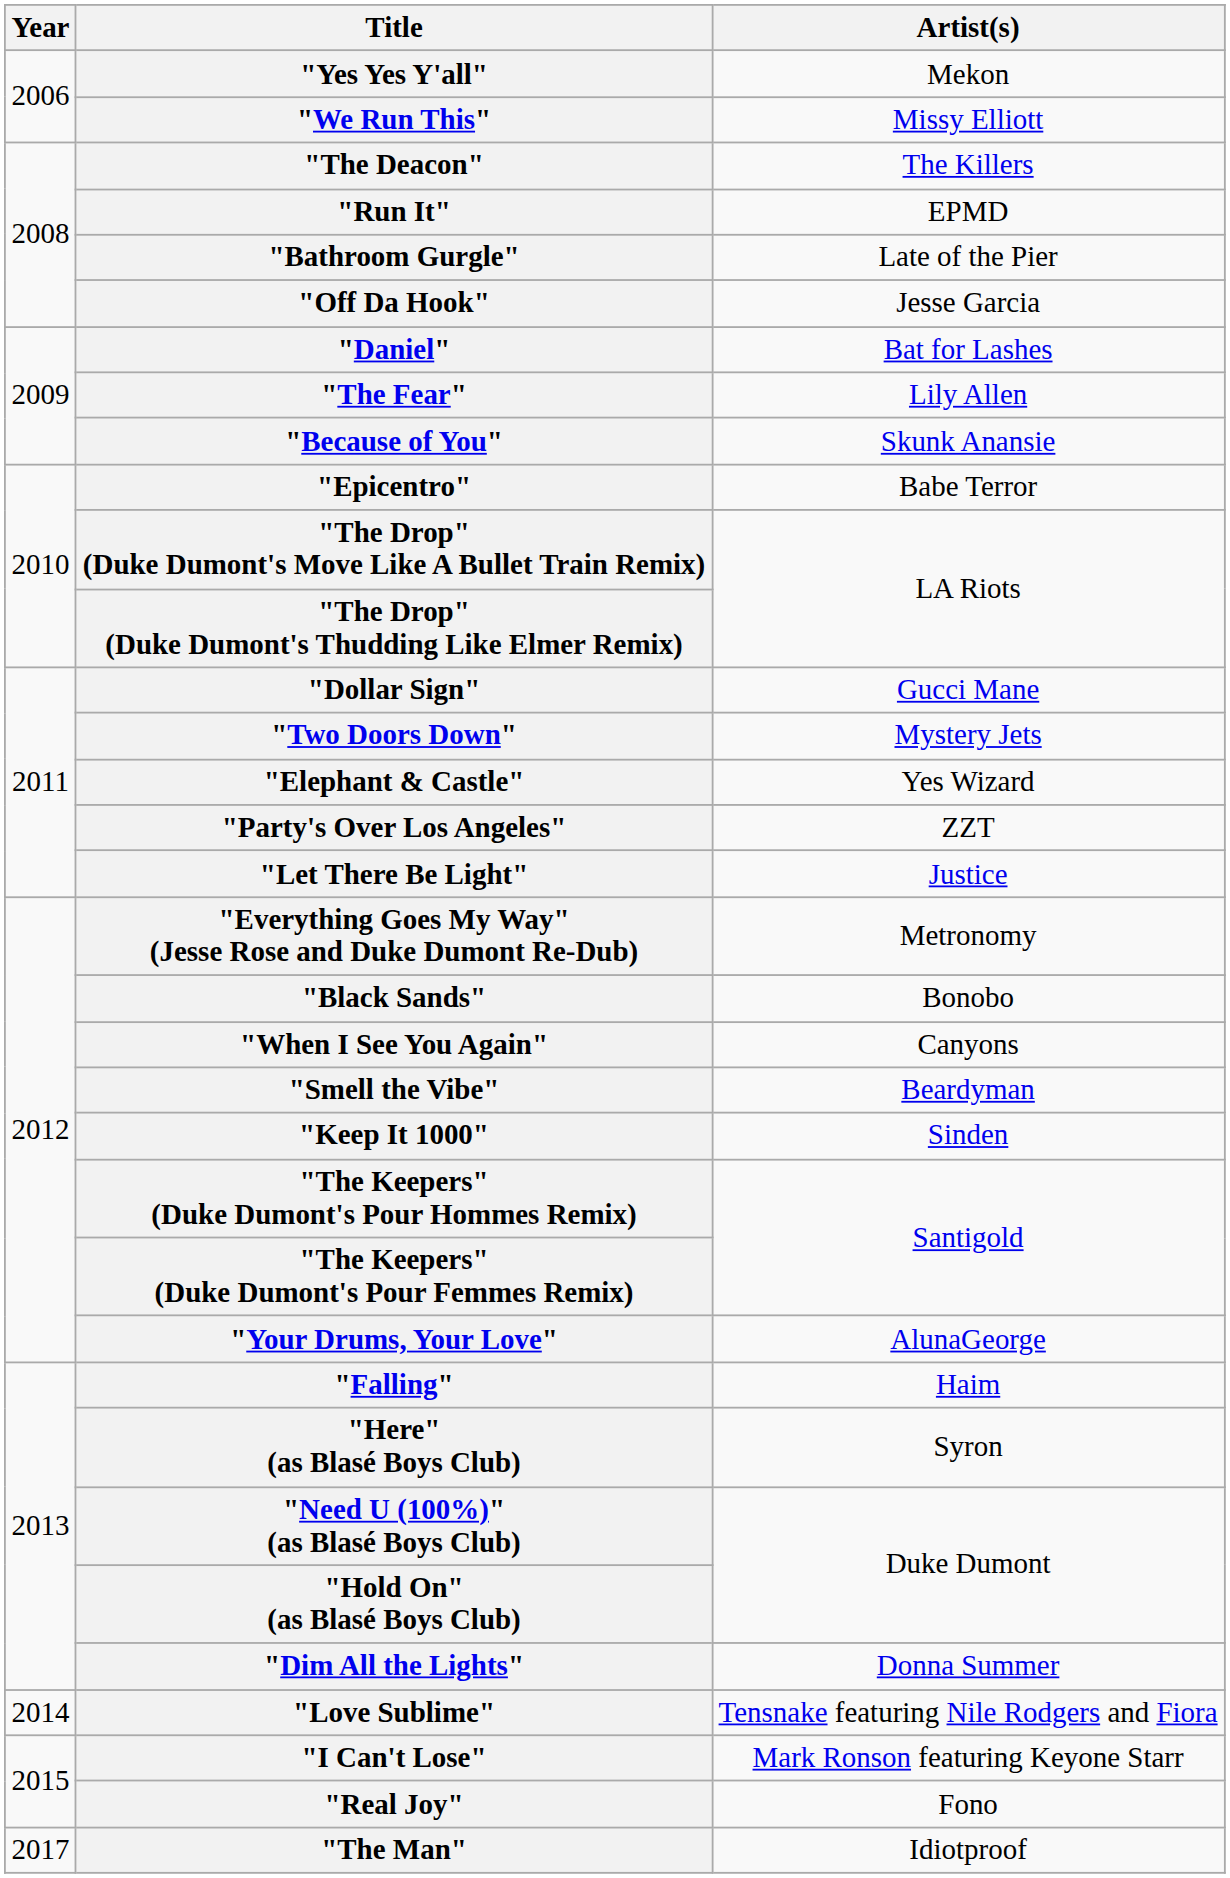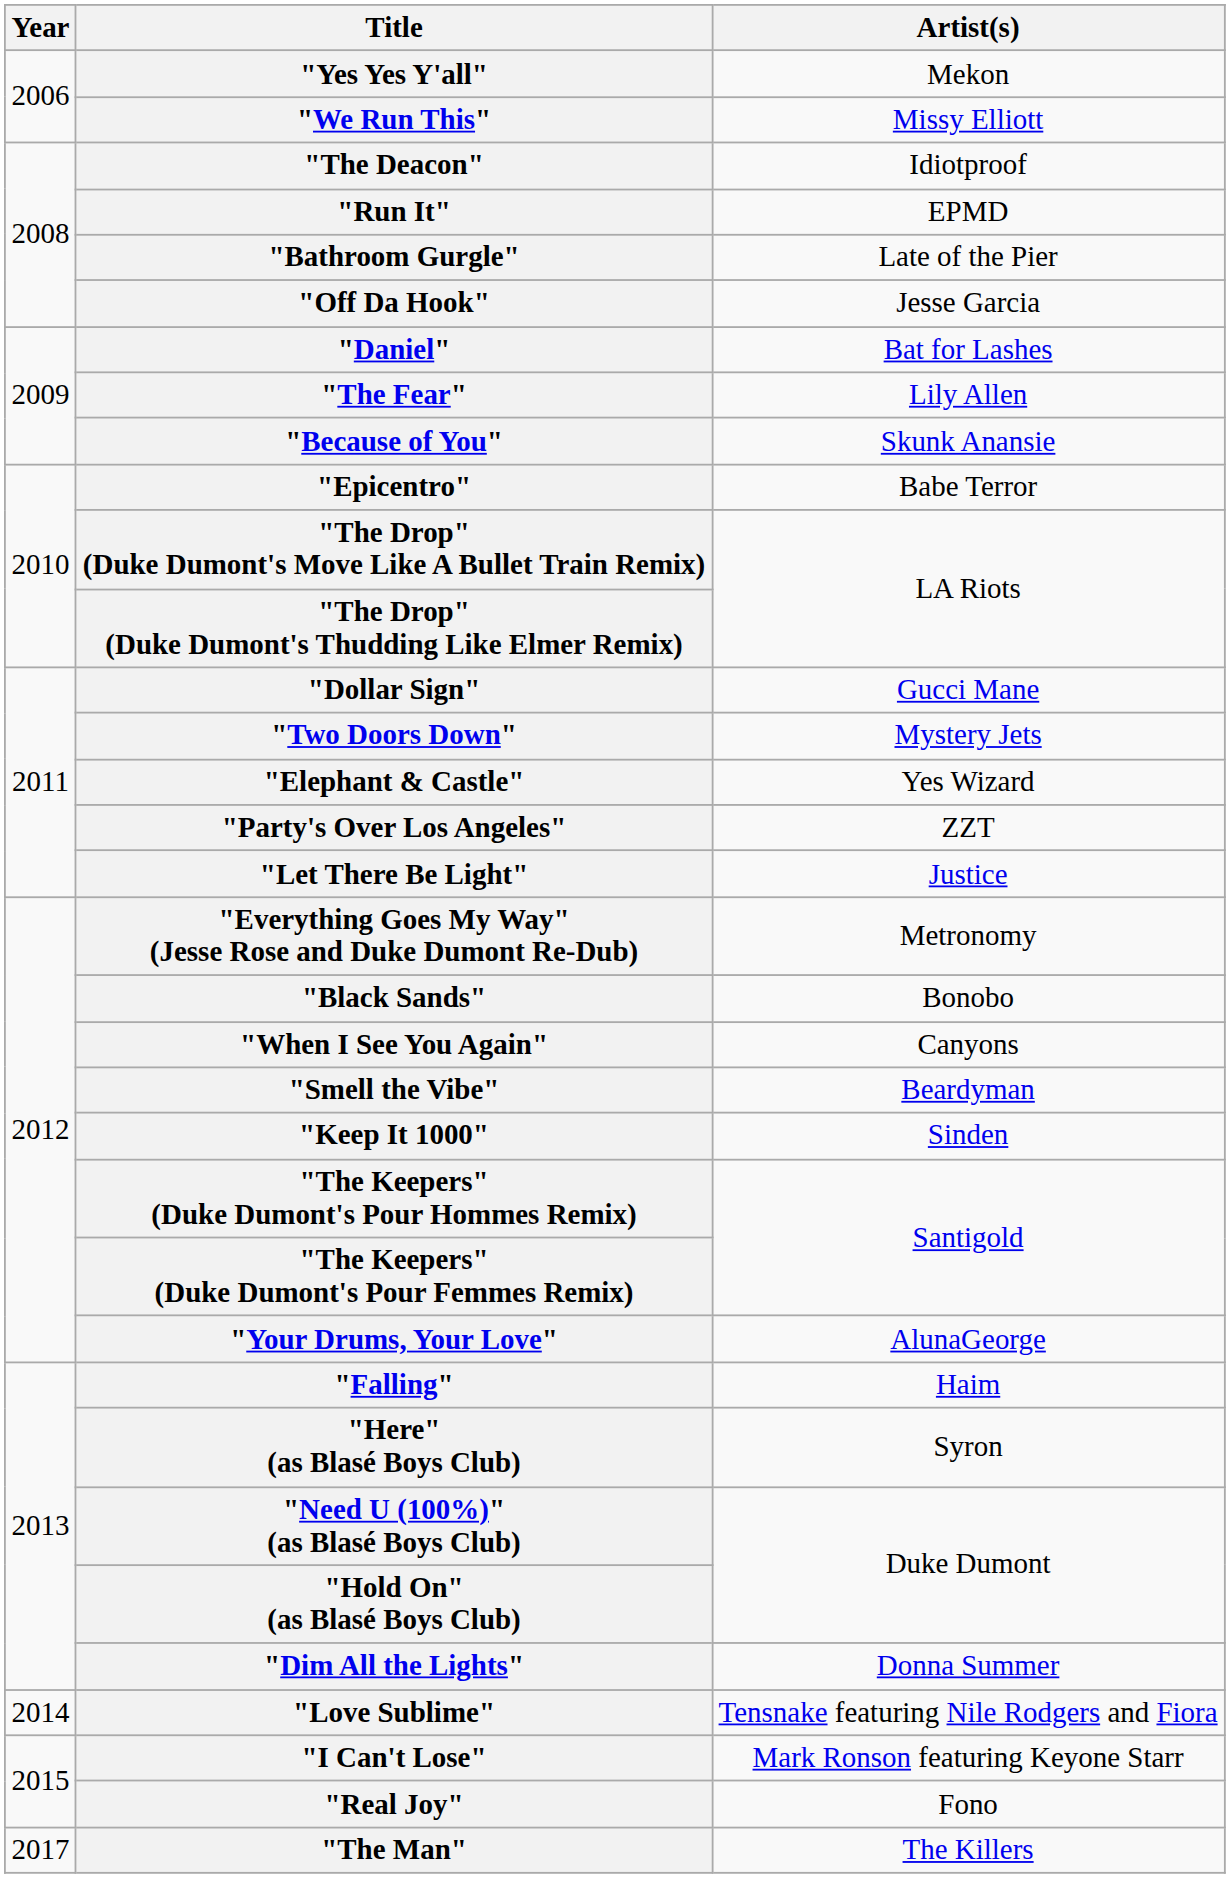(968, 165) The Killers -> (968, 165) Idiotproof
(968, 1849) Idiotproof -> (968, 1849) The Killers
